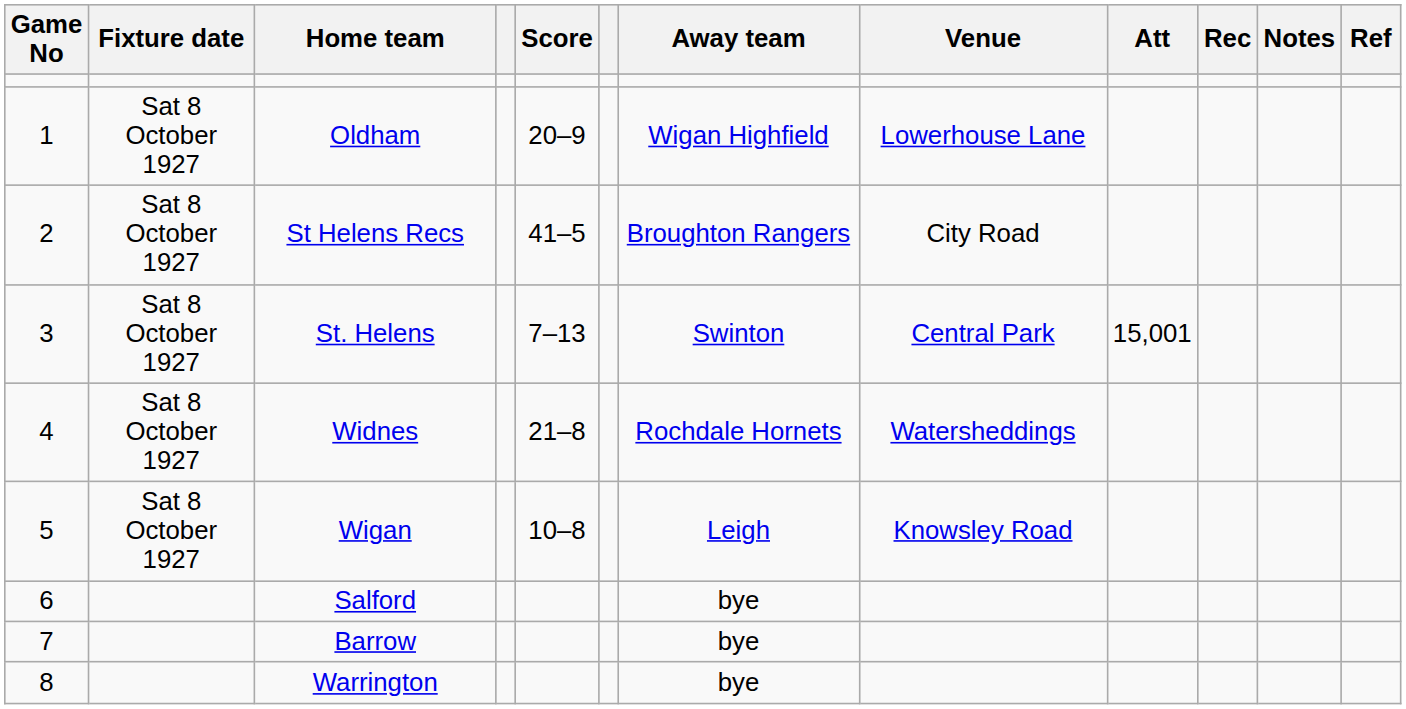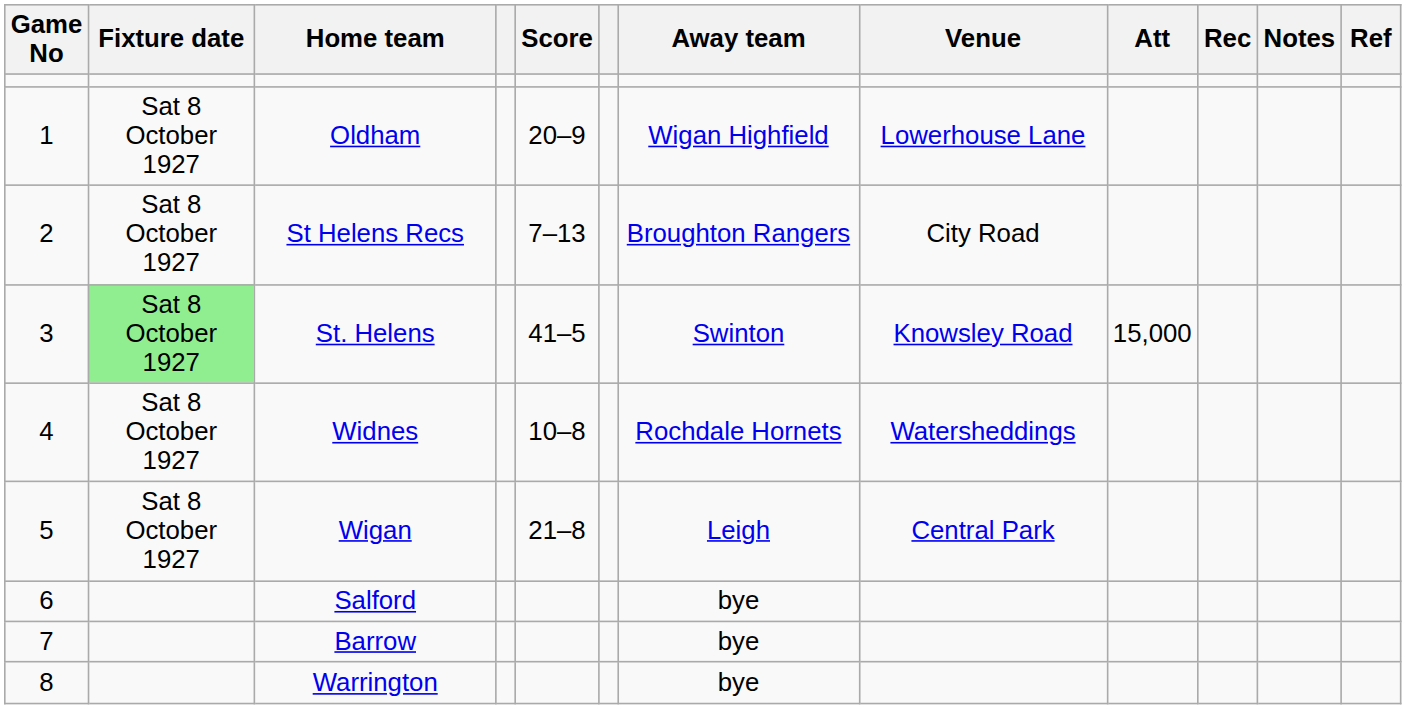(557, 234) 41–5 -> (557, 234) 7–13
(171, 333) no background -> (171, 333) lightgreen background
(557, 333) 7–13 -> (557, 333) 41–5
(983, 333) Central Park -> (983, 333) Knowsley Road
(1152, 333) 15,001 -> (1152, 333) 15,000
(557, 432) 21–8 -> (557, 432) 10–8
(557, 530) 10–8 -> (557, 530) 21–8
(983, 530) Knowsley Road -> (983, 530) Central Park
